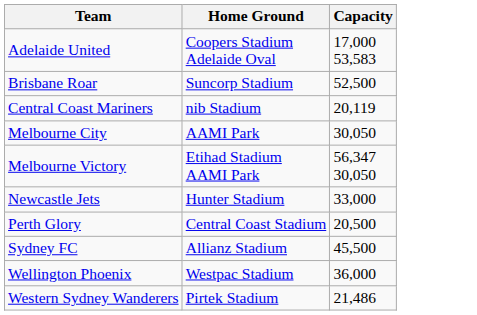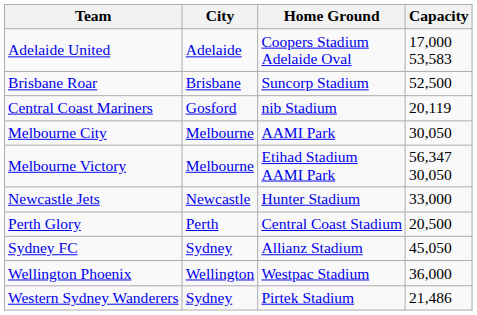+ column: (220, 16)
(355, 248) 45,500 -> (430, 248) 45,050
